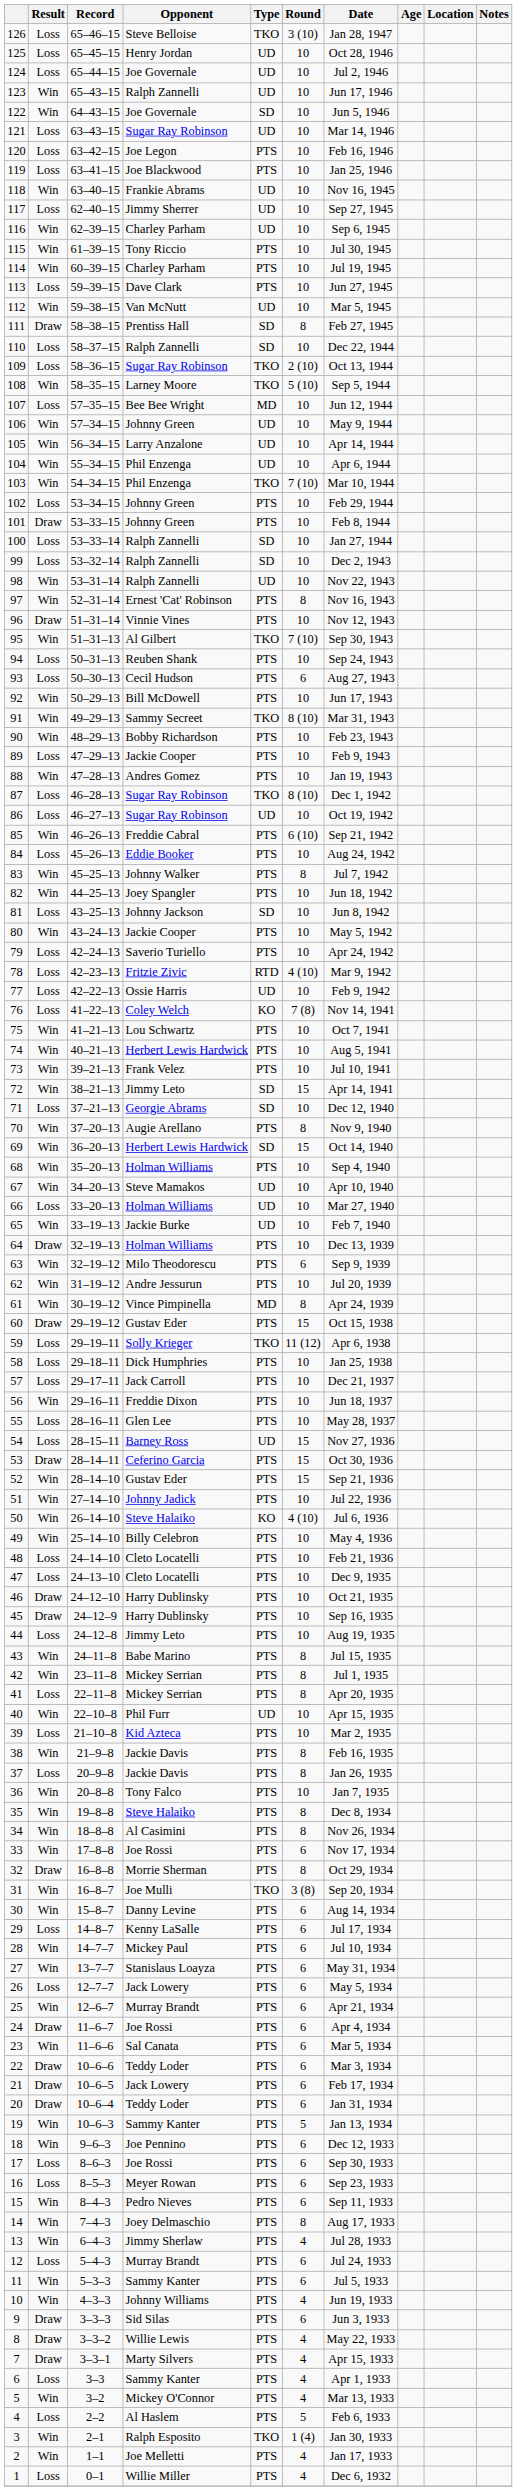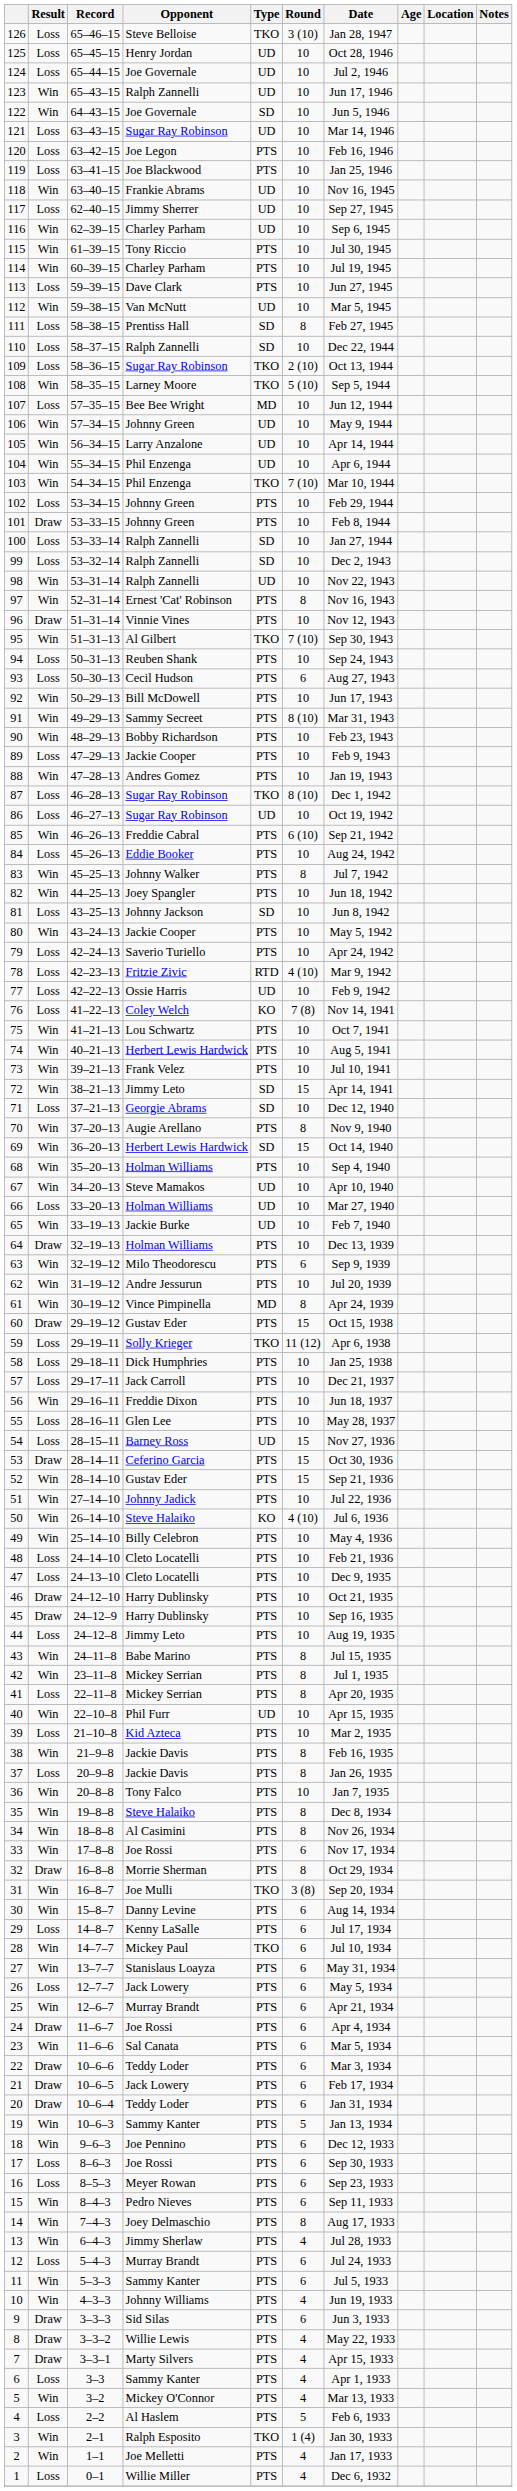(48, 326) Draw -> (48, 326) Loss
(267, 717) TKO -> (267, 717) PTS
(267, 1948) PTS -> (267, 1948) TKO
